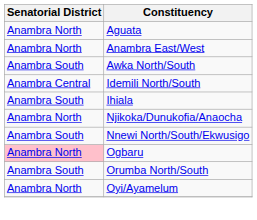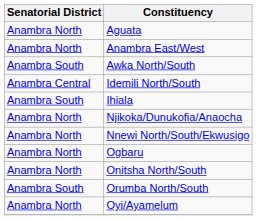(45, 135) Anambra South -> (44, 135) Anambra North
(44, 153) pink background -> (44, 153) no background
+ row: (156, 170)
